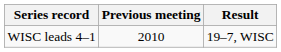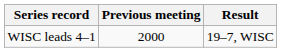(151, 36) 2010 -> (151, 36) 2000
